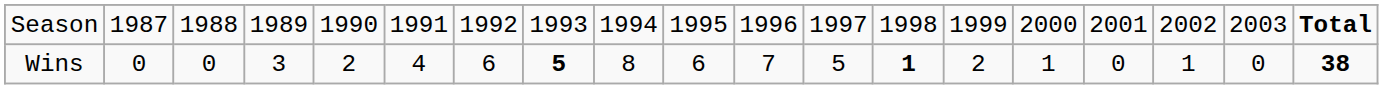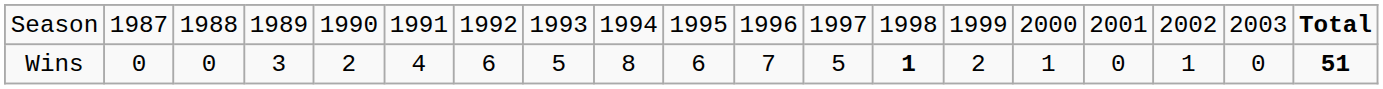(559, 64) bold -> (559, 64) normal
(1335, 64) 38 -> (1335, 64) 51
